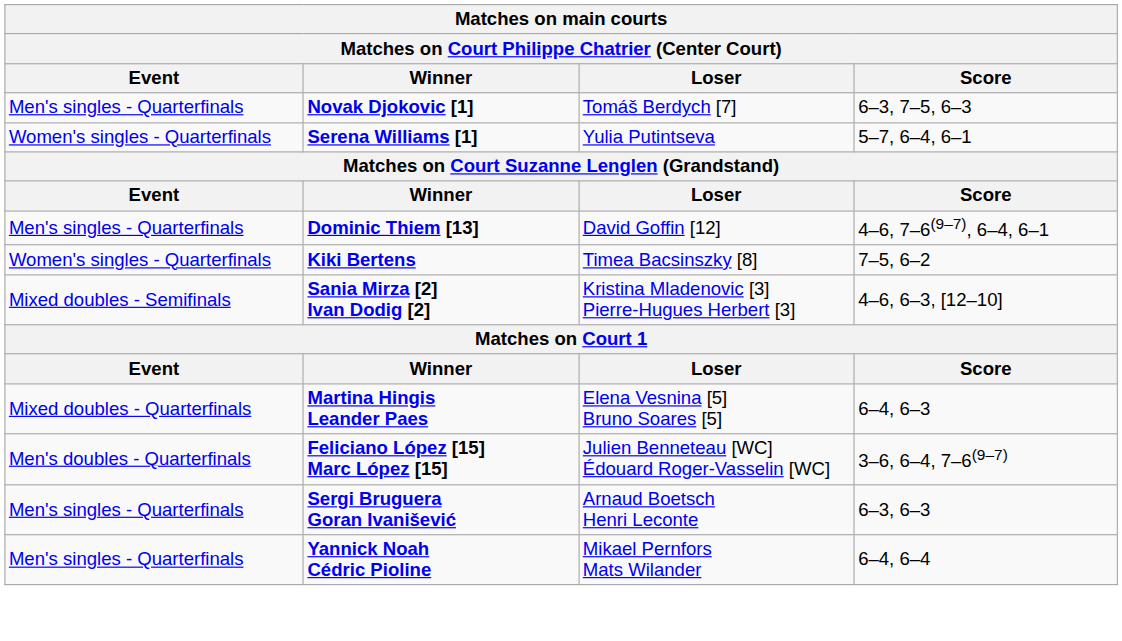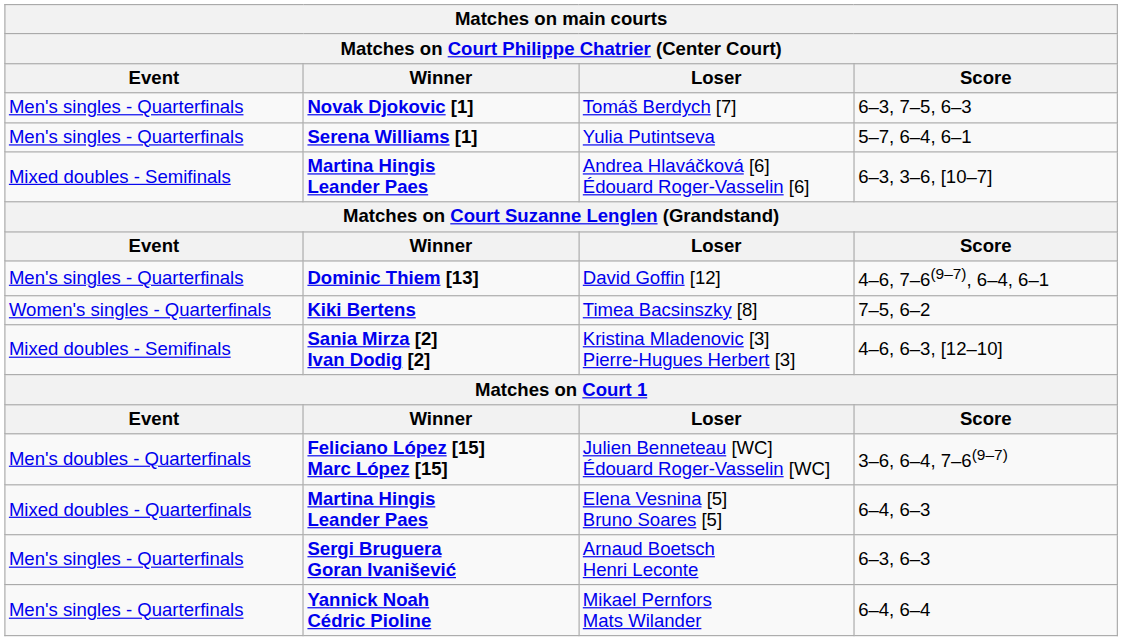(140, 136) Women's singles - Quarterfinals -> (126, 136) Men's singles - Quarterfinals
+ row: (696, 176)
rows swapped: (706, 459) <-> (655, 408)
